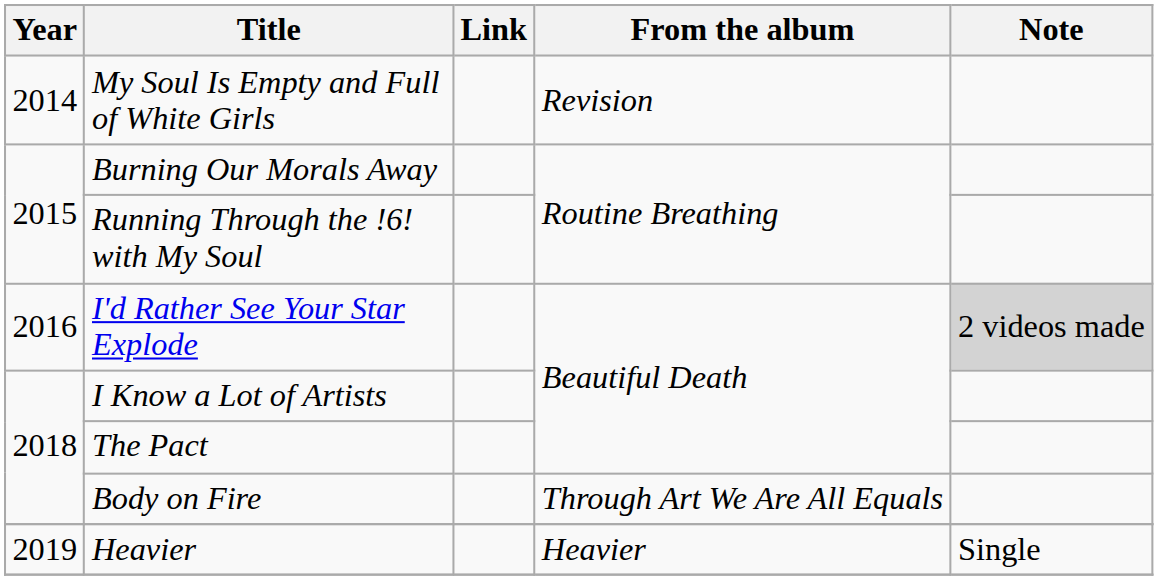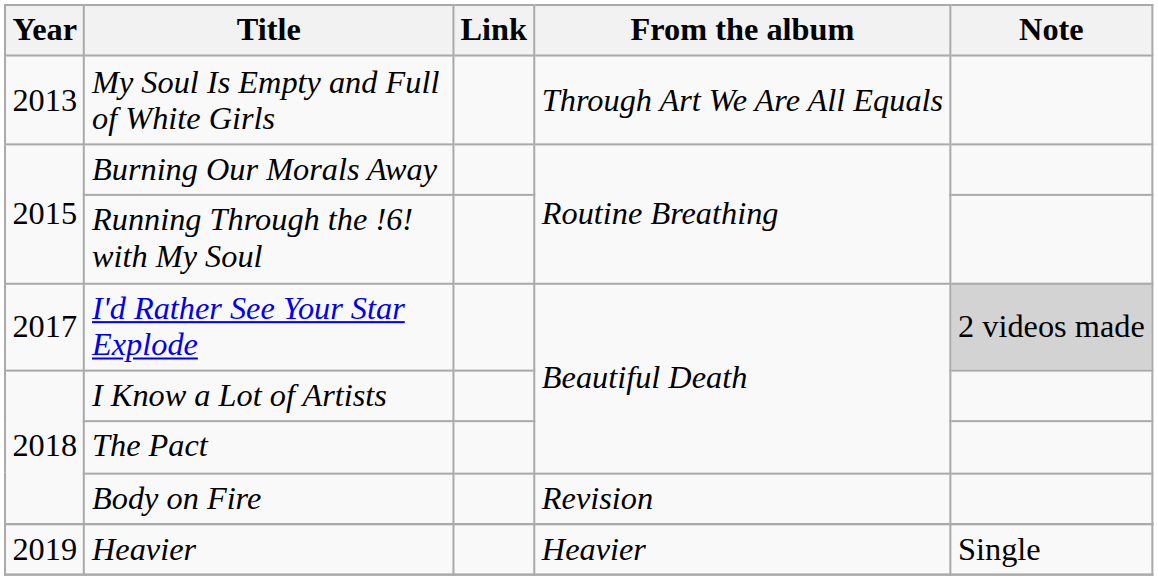(45, 99) 2014 -> (45, 99) 2013
(597, 99) Revision -> (742, 99) Through Art We Are All Equals
(45, 326) 2016 -> (45, 326) 2017
(742, 498) Through Art We Are All Equals -> (597, 498) Revision
